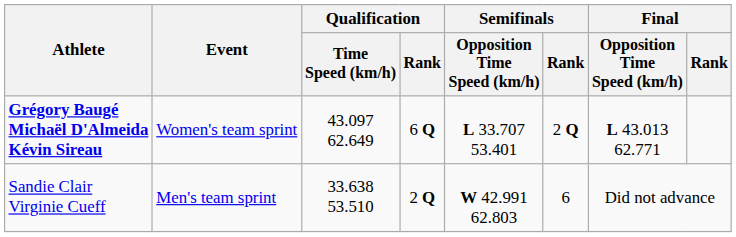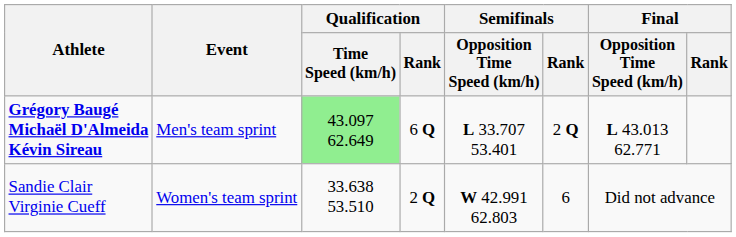(227, 130) Women's team sprint -> (216, 130) Men's team sprint
(351, 130) no background -> (351, 130) lightgreen background
(216, 197) Men's team sprint -> (227, 197) Women's team sprint
